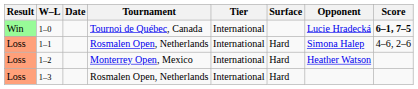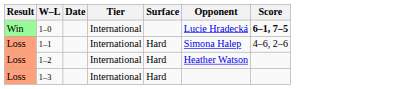- column: (149, 12)
